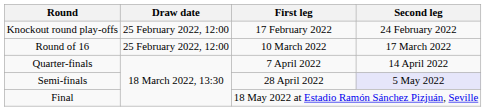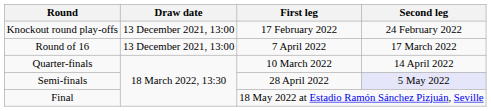(176, 30) 25 February 2022, 12:00 -> (179, 30) 13 December 2021, 13:00
(176, 47) 25 February 2022, 12:00 -> (179, 47) 13 December 2021, 13:00
(294, 47) 10 March 2022 -> (299, 47) 7 April 2022
(294, 64) 7 April 2022 -> (299, 64) 10 March 2022
